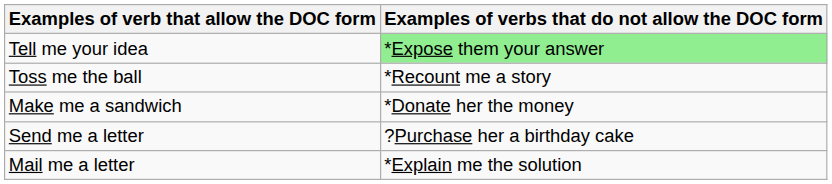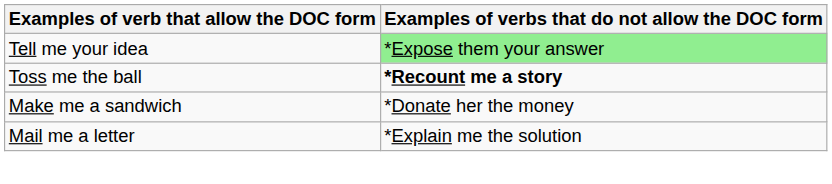(468, 77) normal -> (473, 77) bold
- row: (76, 135)
